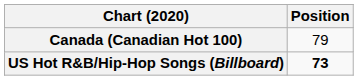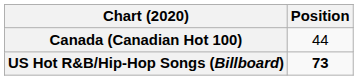(320, 39) 79 -> (320, 39) 44
